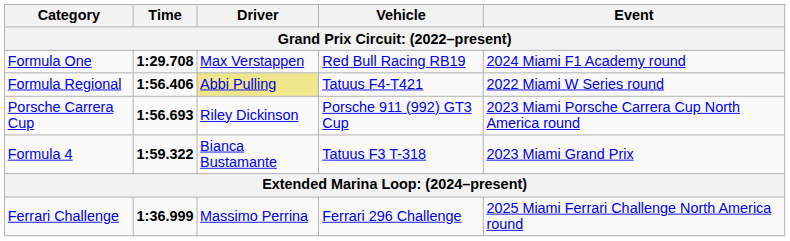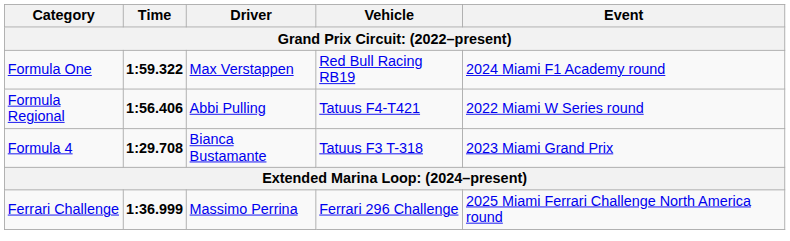(165, 61) 1:29.708 -> (155, 69) 1:59.322
(238, 84) khaki background -> (228, 108) no background
- row: (61, 115)
(165, 154) 1:59.322 -> (155, 147) 1:29.708
